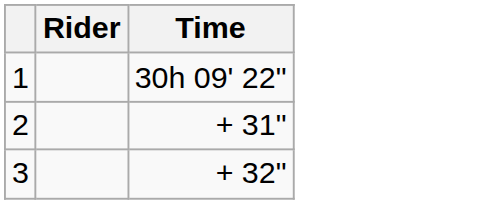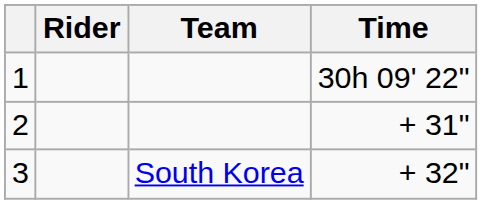+ column: (219, 28)
